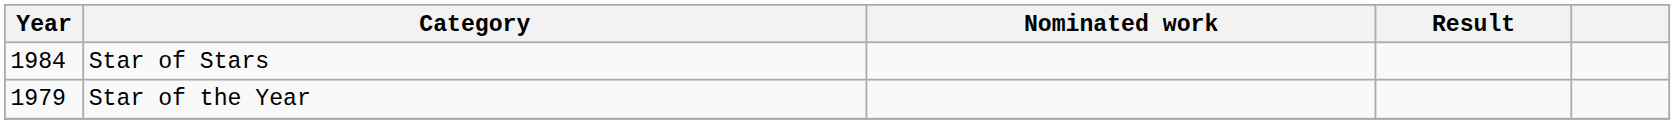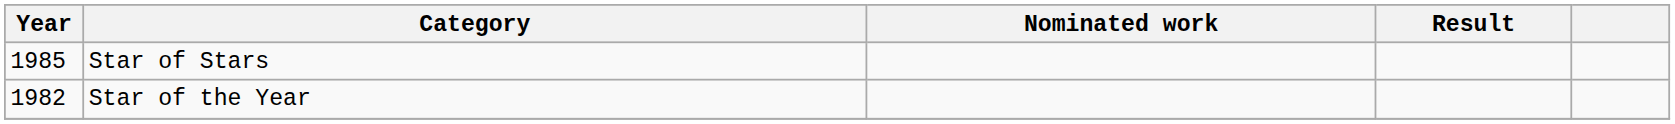(38, 61) 1984 -> (38, 61) 1985
(38, 99) 1979 -> (38, 99) 1982
